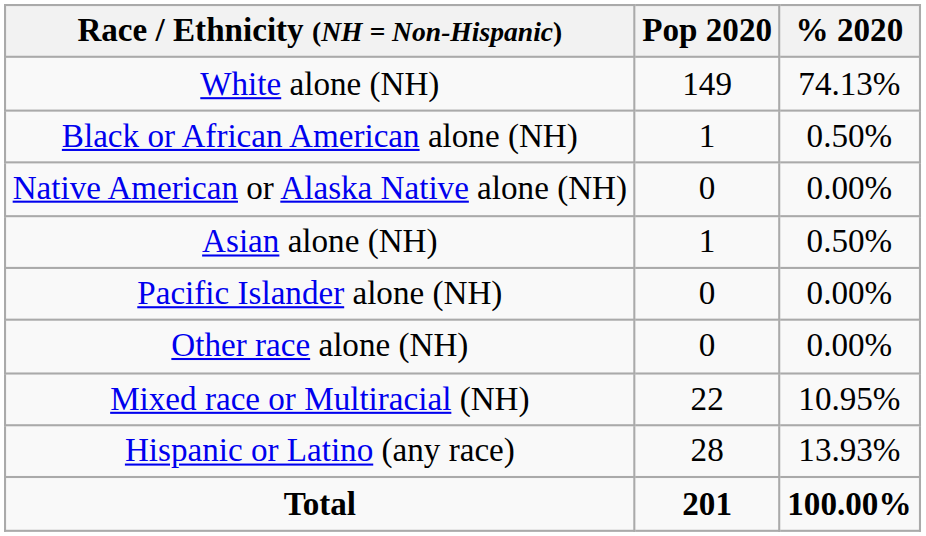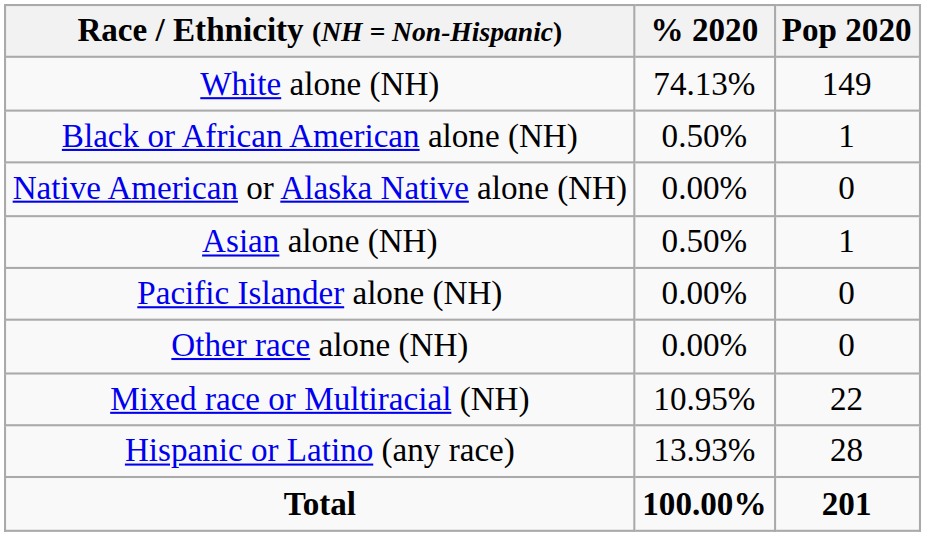columns swapped: (707, 30) <-> (849, 30)
